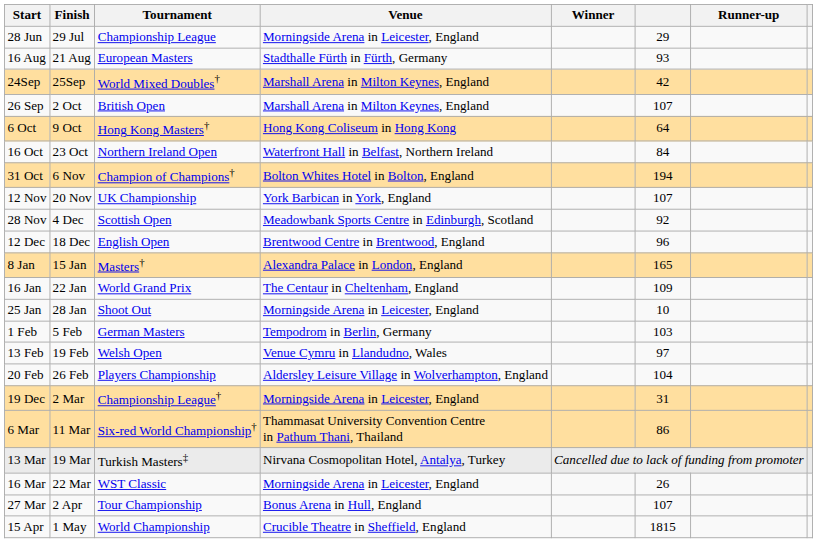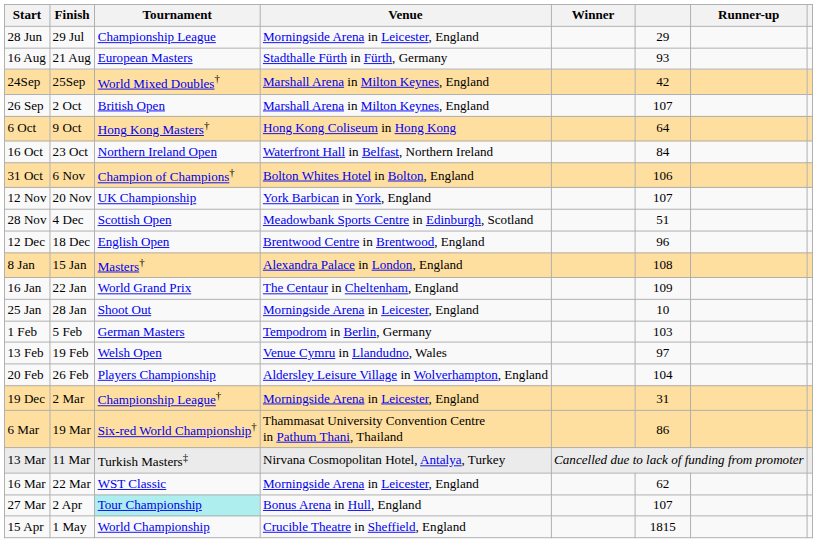(663, 175) 194 -> (663, 175) 106
(663, 220) 92 -> (663, 220) 51
(663, 265) 165 -> (663, 265) 108
(71, 429) 11 Mar -> (72, 429) 19 Mar
(72, 460) 19 Mar -> (71, 460) 11 Mar
(663, 484) 26 -> (663, 484) 62
(150, 505) no background -> (150, 505) paleturquoise background
